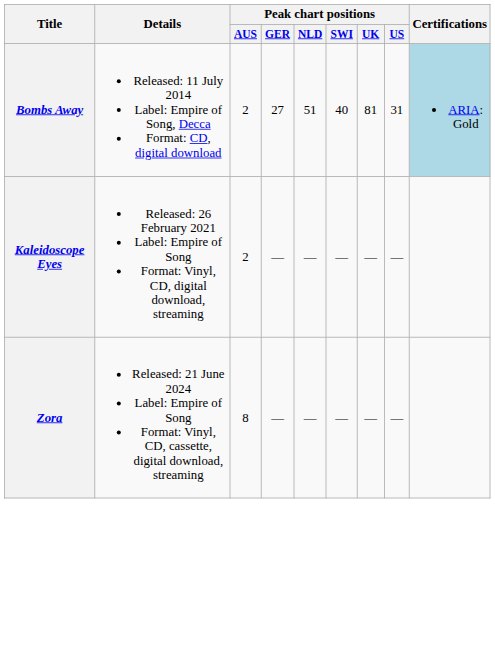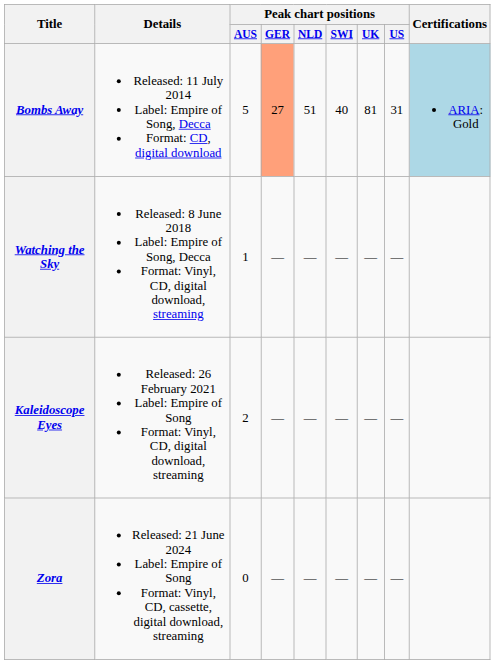(245, 109) 2 -> (245, 109) 5
(278, 109) no background -> (278, 109) lightsalmon background
+ row: (50, 256)
(245, 417) 8 -> (245, 578) 0
